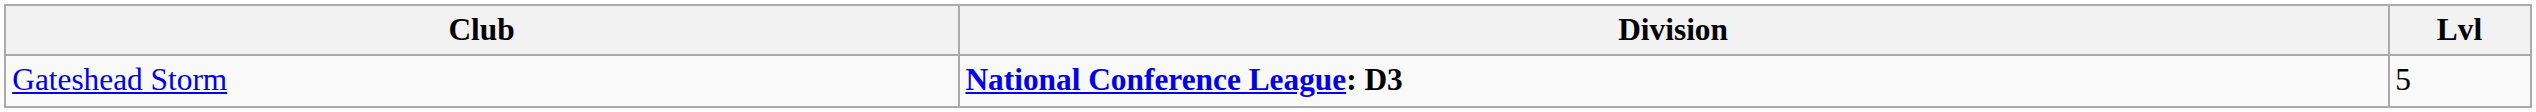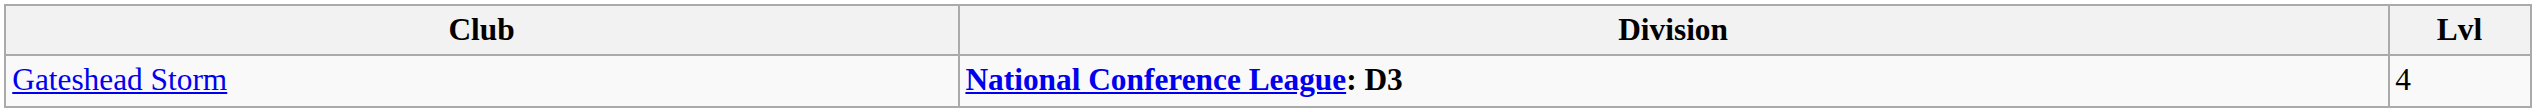(2403, 79) 5 -> (2403, 79) 4
